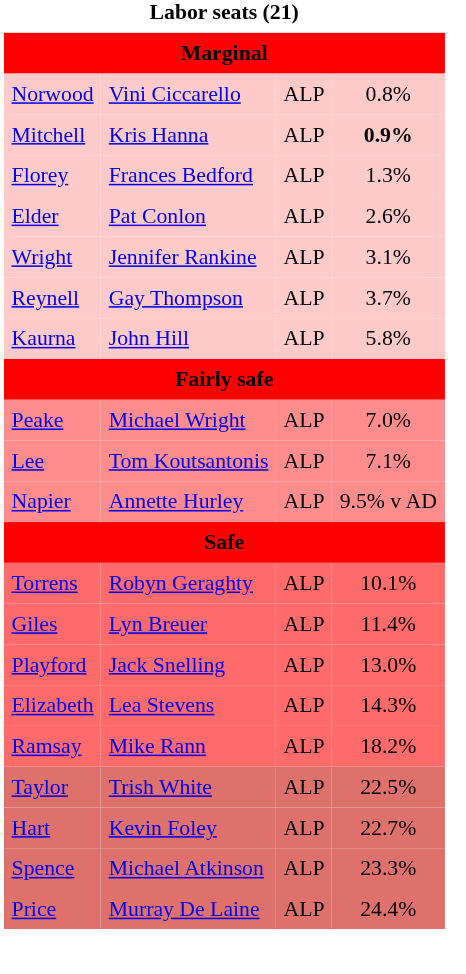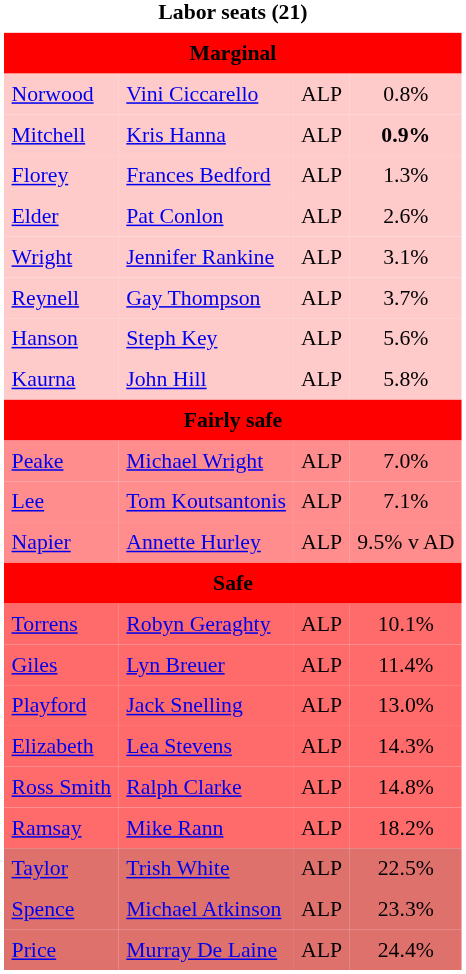+ row: (45, 337)
+ row: (61, 786)
- row: (31, 827)
